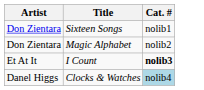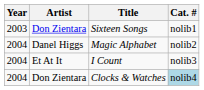+ column: (17, 12)
(34, 45) Don Zientara -> (58, 45) Danel Higgs
(159, 61) bold -> (183, 61) normal
(32, 77) Danel Higgs -> (59, 77) Don Zientara
